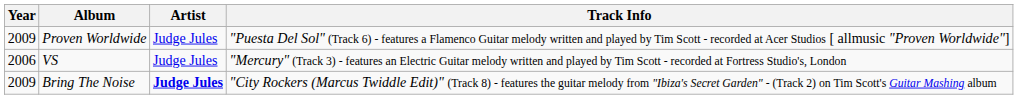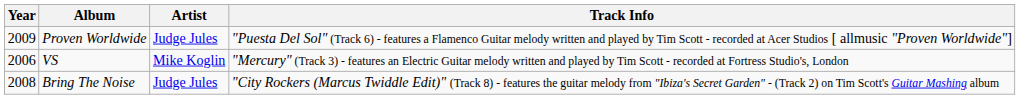(185, 60) Judge Jules -> (189, 60) Mike Koglin
(22, 82) 2009 -> (22, 82) 2008
(188, 82) bold -> (185, 82) normal
